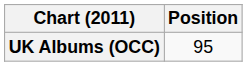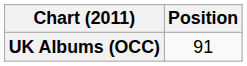(203, 46) 95 -> (203, 46) 91
